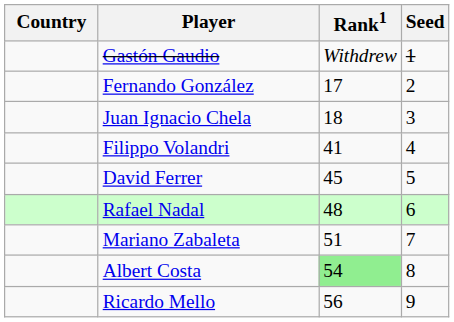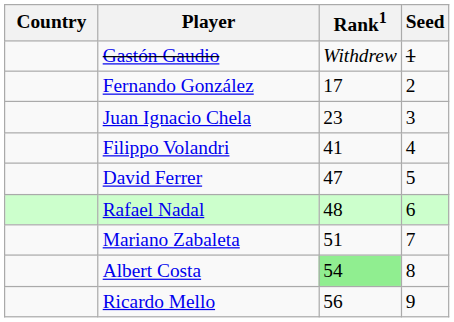(333, 117) 18 -> (333, 117) 23
(333, 178) 45 -> (333, 178) 47
